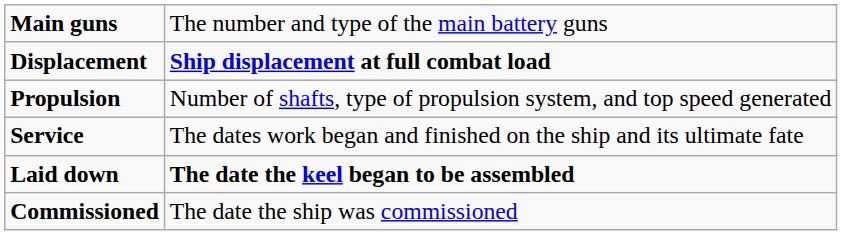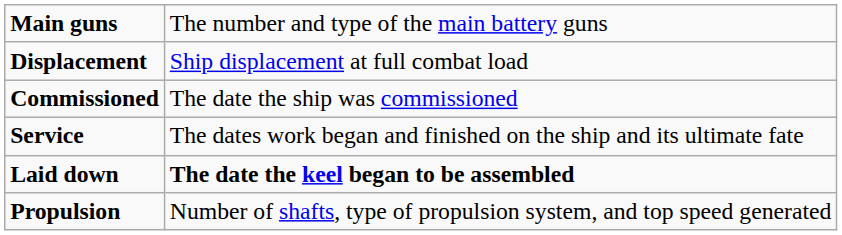(360, 60) bold -> (349, 60) normal
rows swapped: (65, 98) <-> (85, 211)
